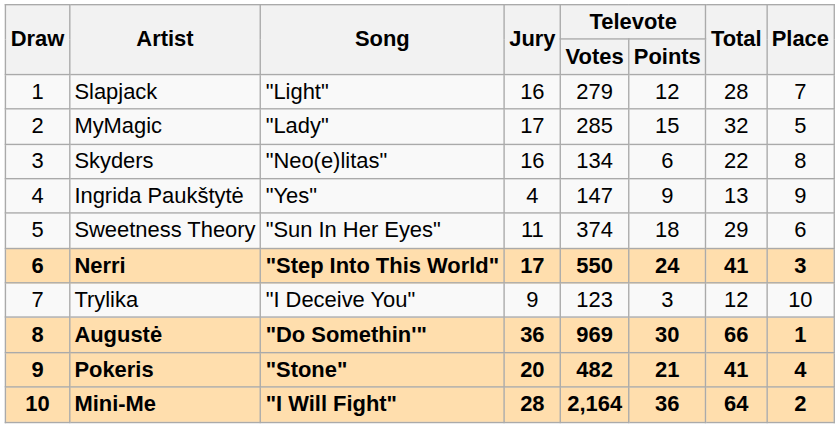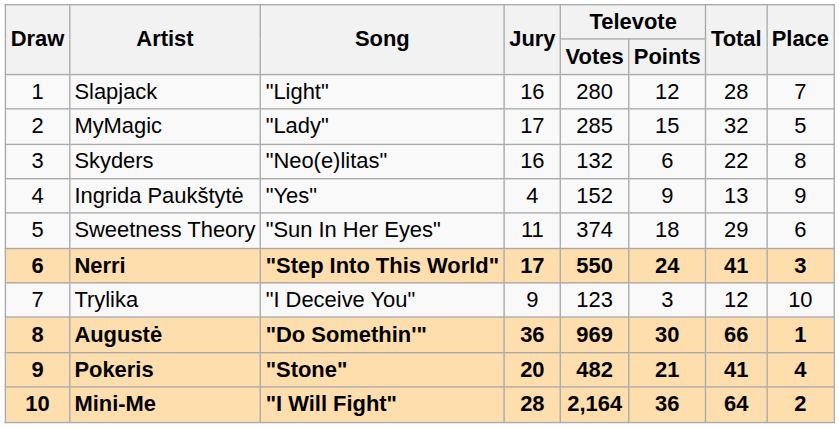(595, 91) 279 -> (595, 91) 280
(595, 160) 134 -> (595, 160) 132
(595, 195) 147 -> (595, 195) 152
